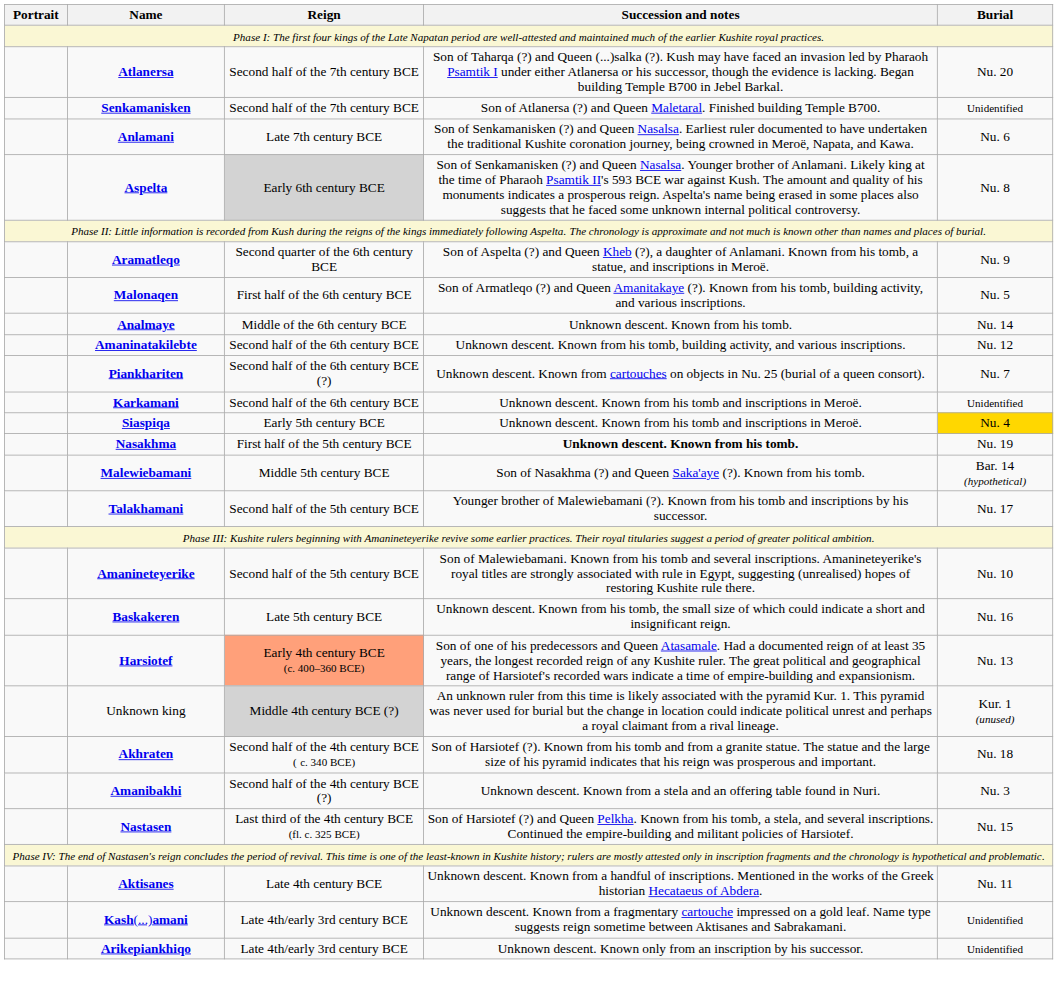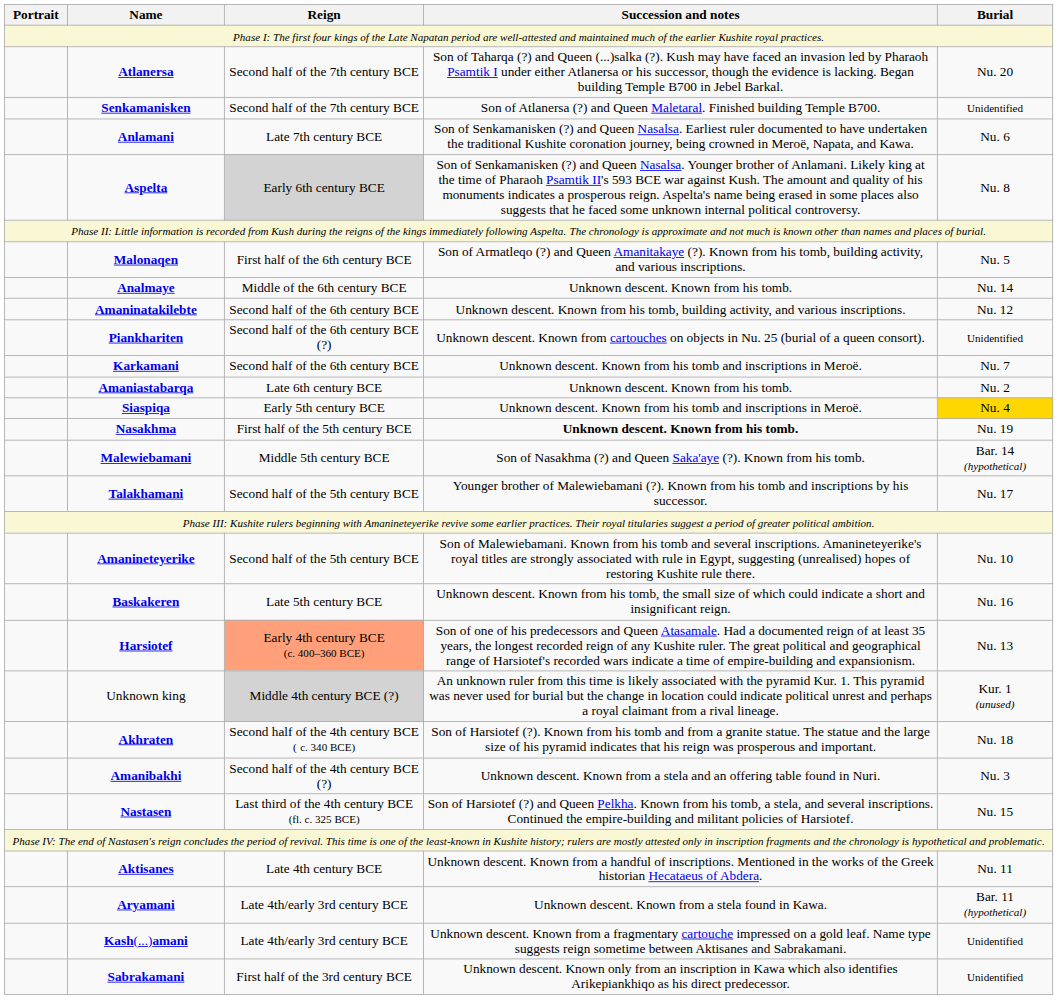- row: (146, 259)
(995, 373) Nu. 7 -> (995, 338) Unidentified
(995, 403) Unidentified -> (995, 366) Nu. 7
+ row: (146, 387)
+ row: (146, 904)
- row: (146, 948)
+ row: (146, 976)
